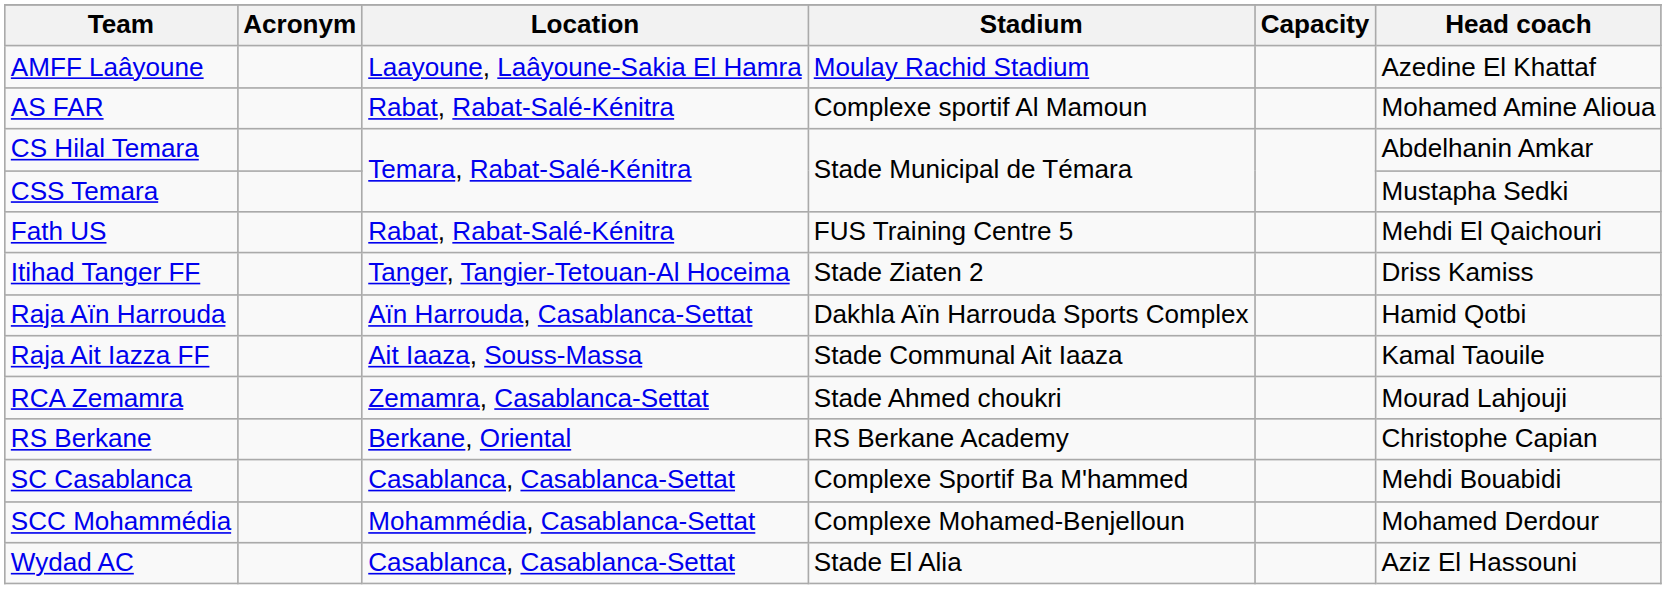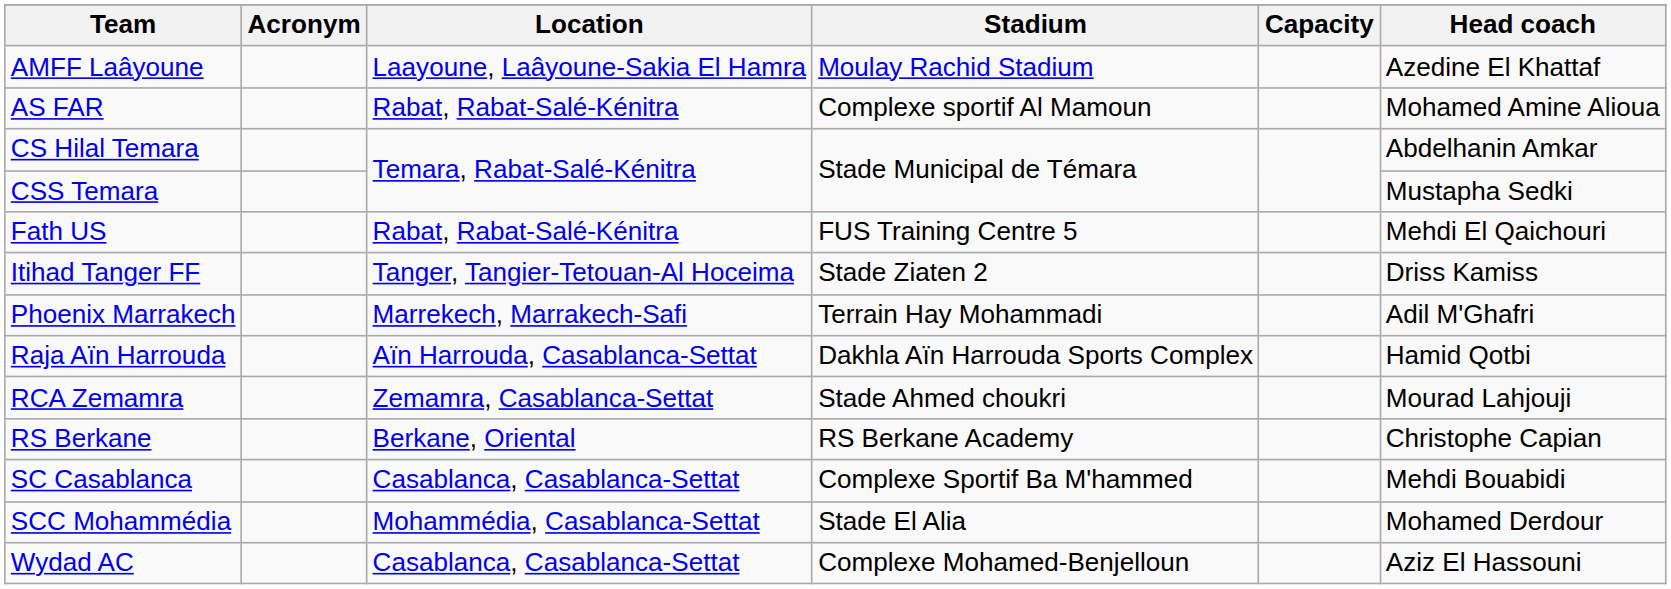+ row: (123, 314)
- row: (110, 356)
(999, 521) Complexe Mohamed-Benjelloun -> (892, 521) Stade El Alia
(888, 562) Stade El Alia -> (1004, 562) Complexe Mohamed-Benjelloun
